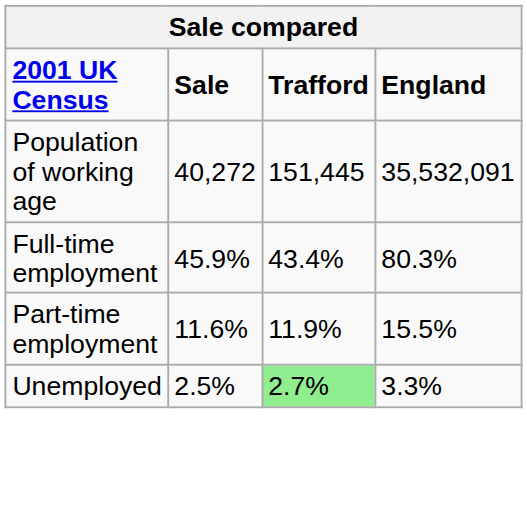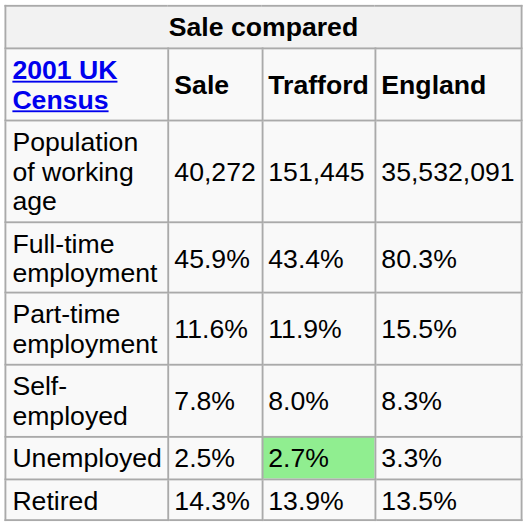+ row: (70, 401)
+ row: (55, 500)
